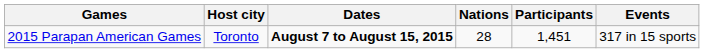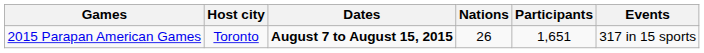(484, 36) 28 -> (484, 36) 26
(554, 36) 1,451 -> (554, 36) 1,651
